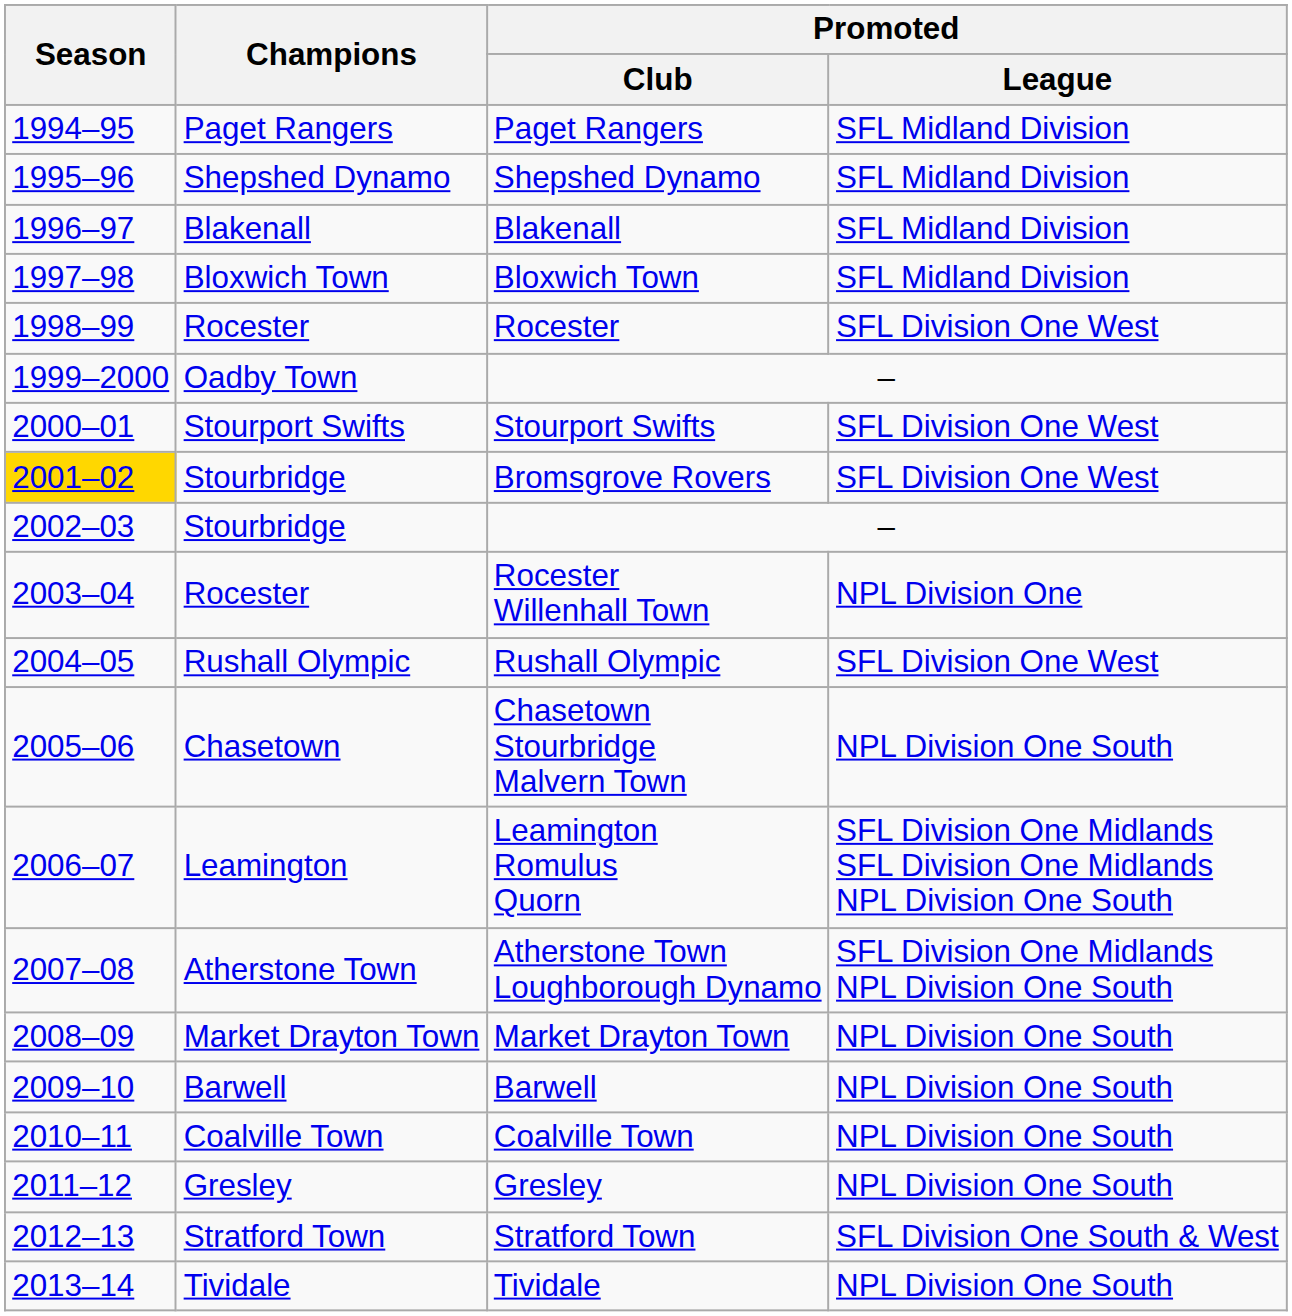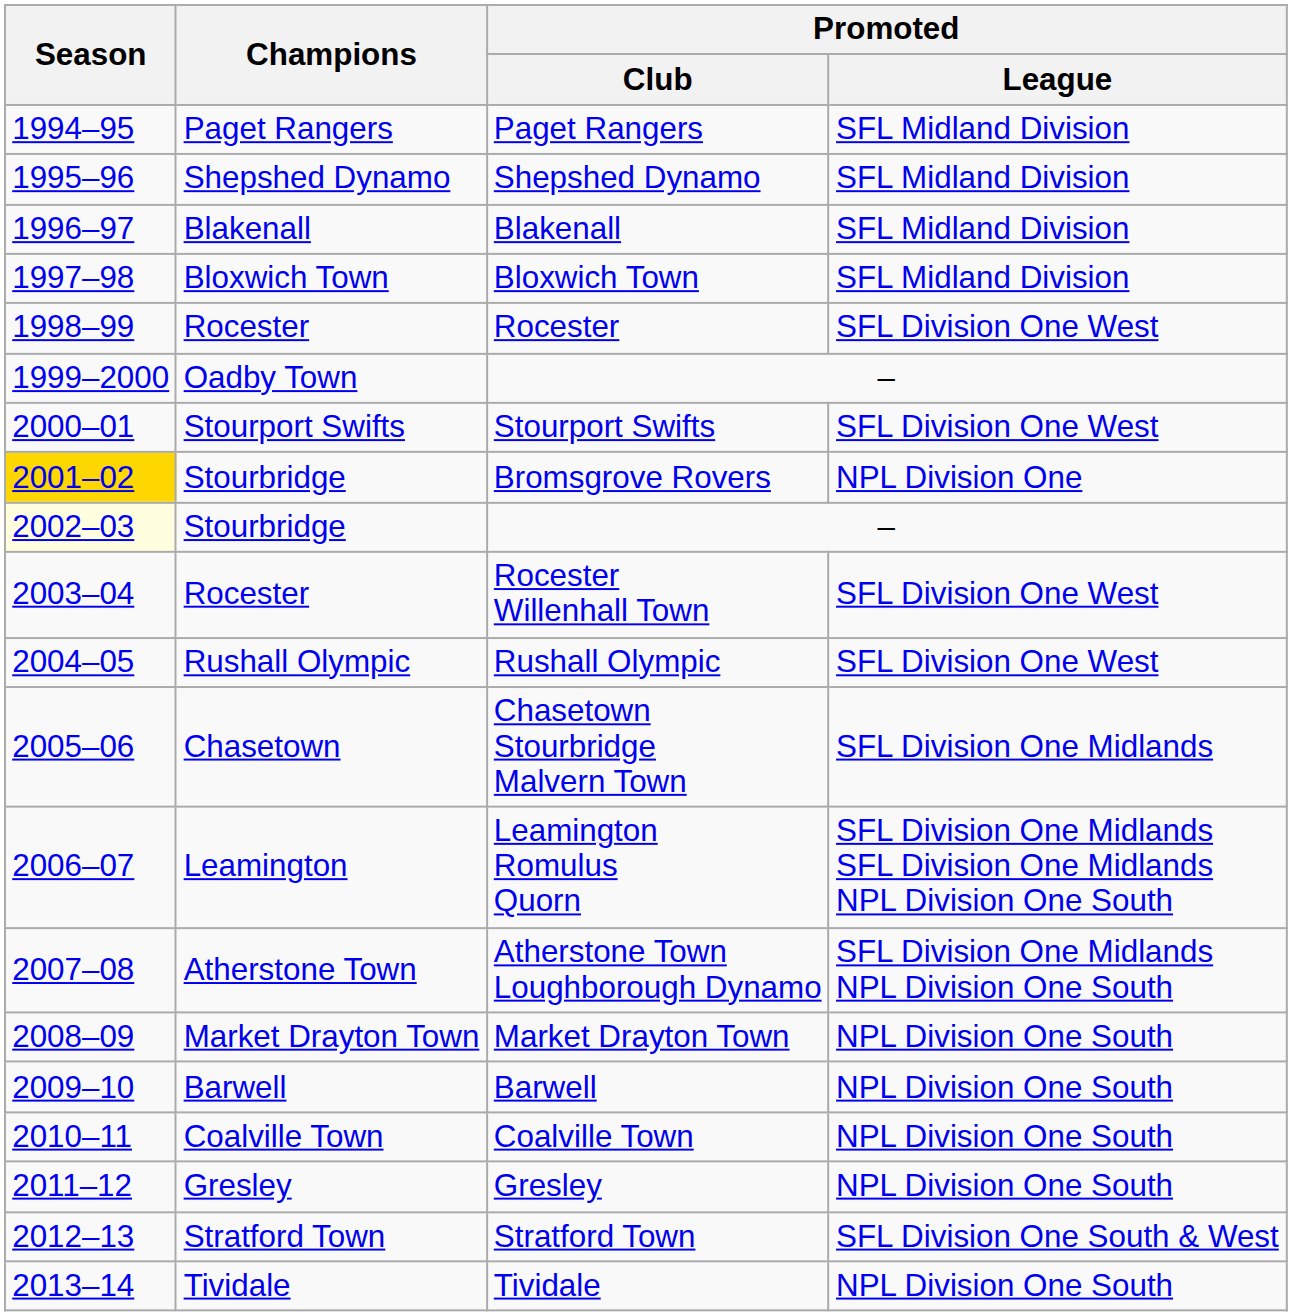(997, 476) SFL Division One West -> (959, 476) NPL Division One
(73, 526) no background -> (73, 526) lightyellow background
(959, 594) NPL Division One -> (997, 594) SFL Division One West
(1005, 746) NPL Division One South -> (1025, 746) SFL Division One Midlands
